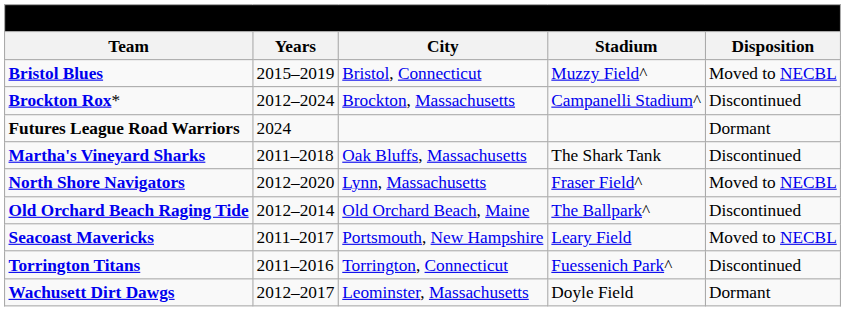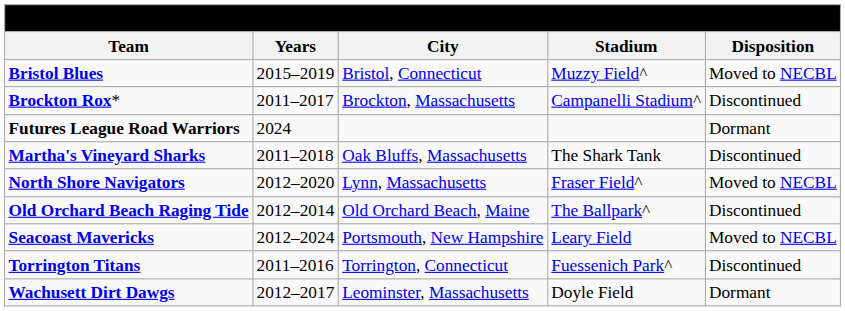(295, 100) 2012–2024 -> (295, 100) 2011–2017
(295, 237) 2011–2017 -> (295, 237) 2012–2024
